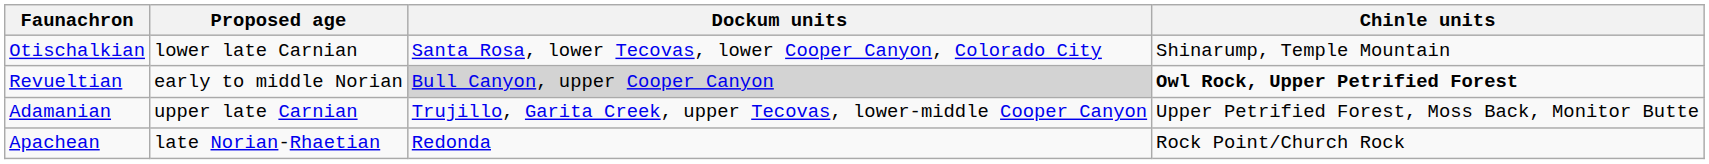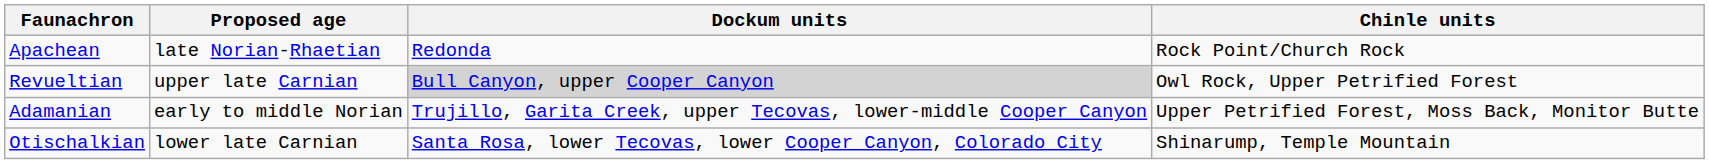rows swapped: (54, 143) <-> (77, 51)
(278, 82) early to middle Norian -> (256, 82) upper late Carnian
(1337, 82) bold -> (1337, 82) normal
(256, 112) upper late Carnian -> (278, 112) early to middle Norian
